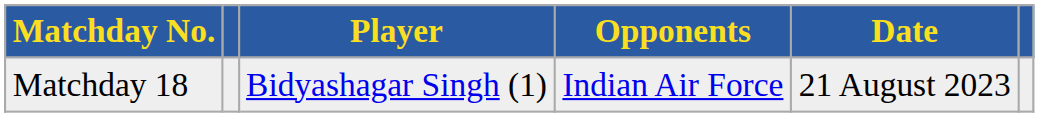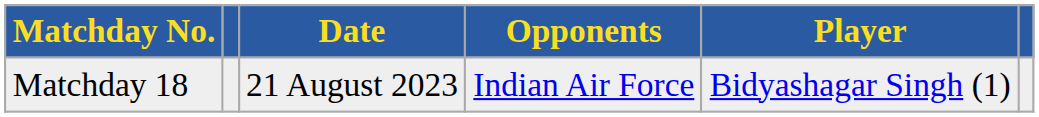columns swapped: (397, 31) <-> (905, 31)
